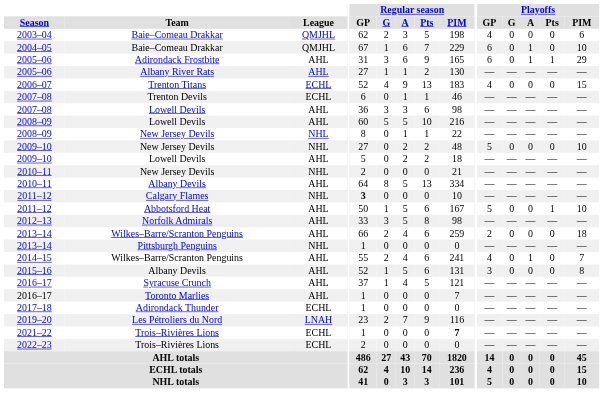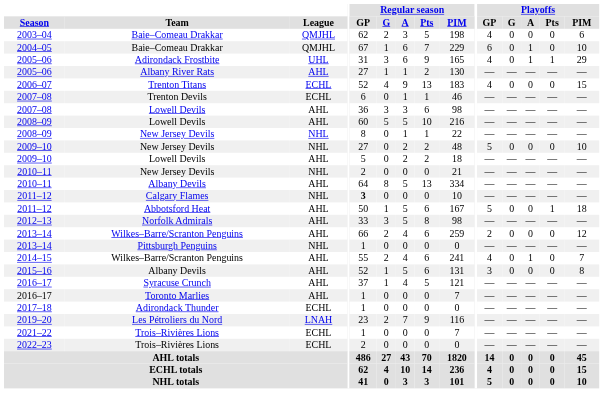(318, 59) AHL -> (318, 59) UHL
(489, 59) 6 -> (489, 59) 4
(582, 208) 10 -> (582, 208) 18
(582, 233) 18 -> (582, 233) 12
(457, 332) bold -> (457, 332) normal
